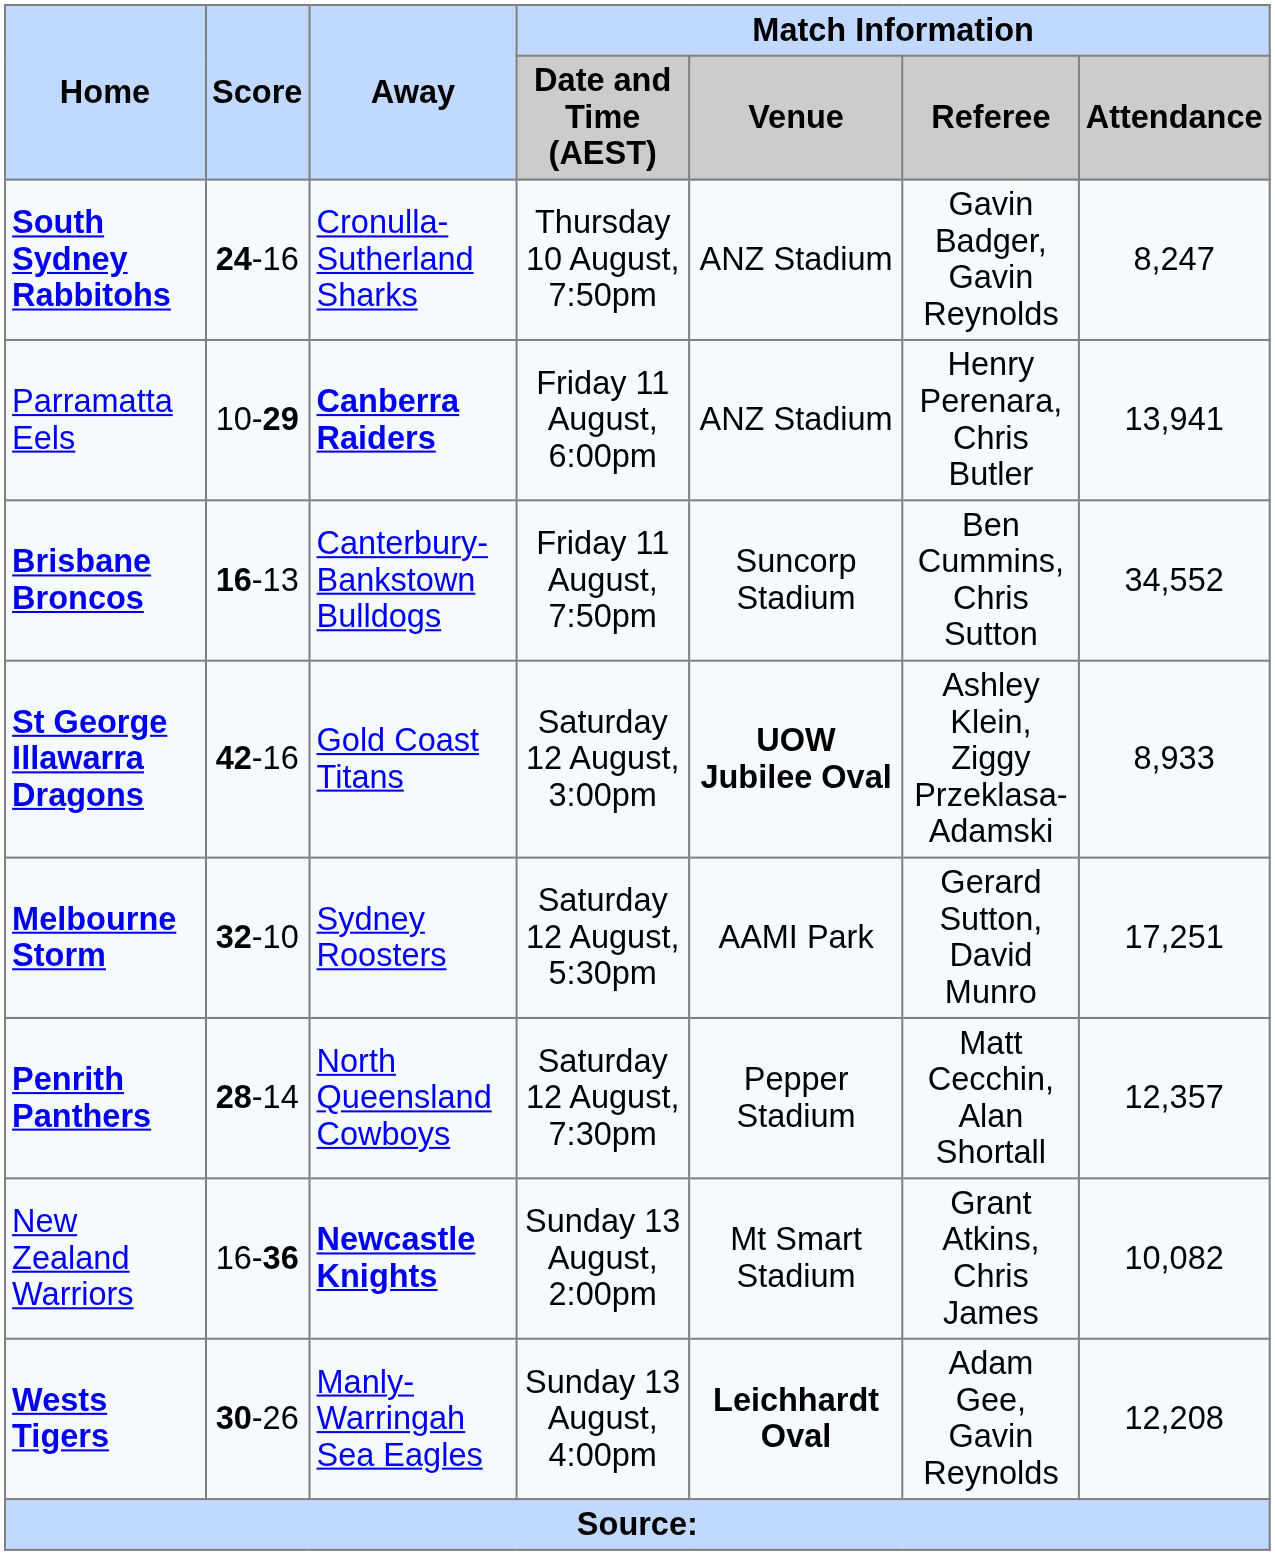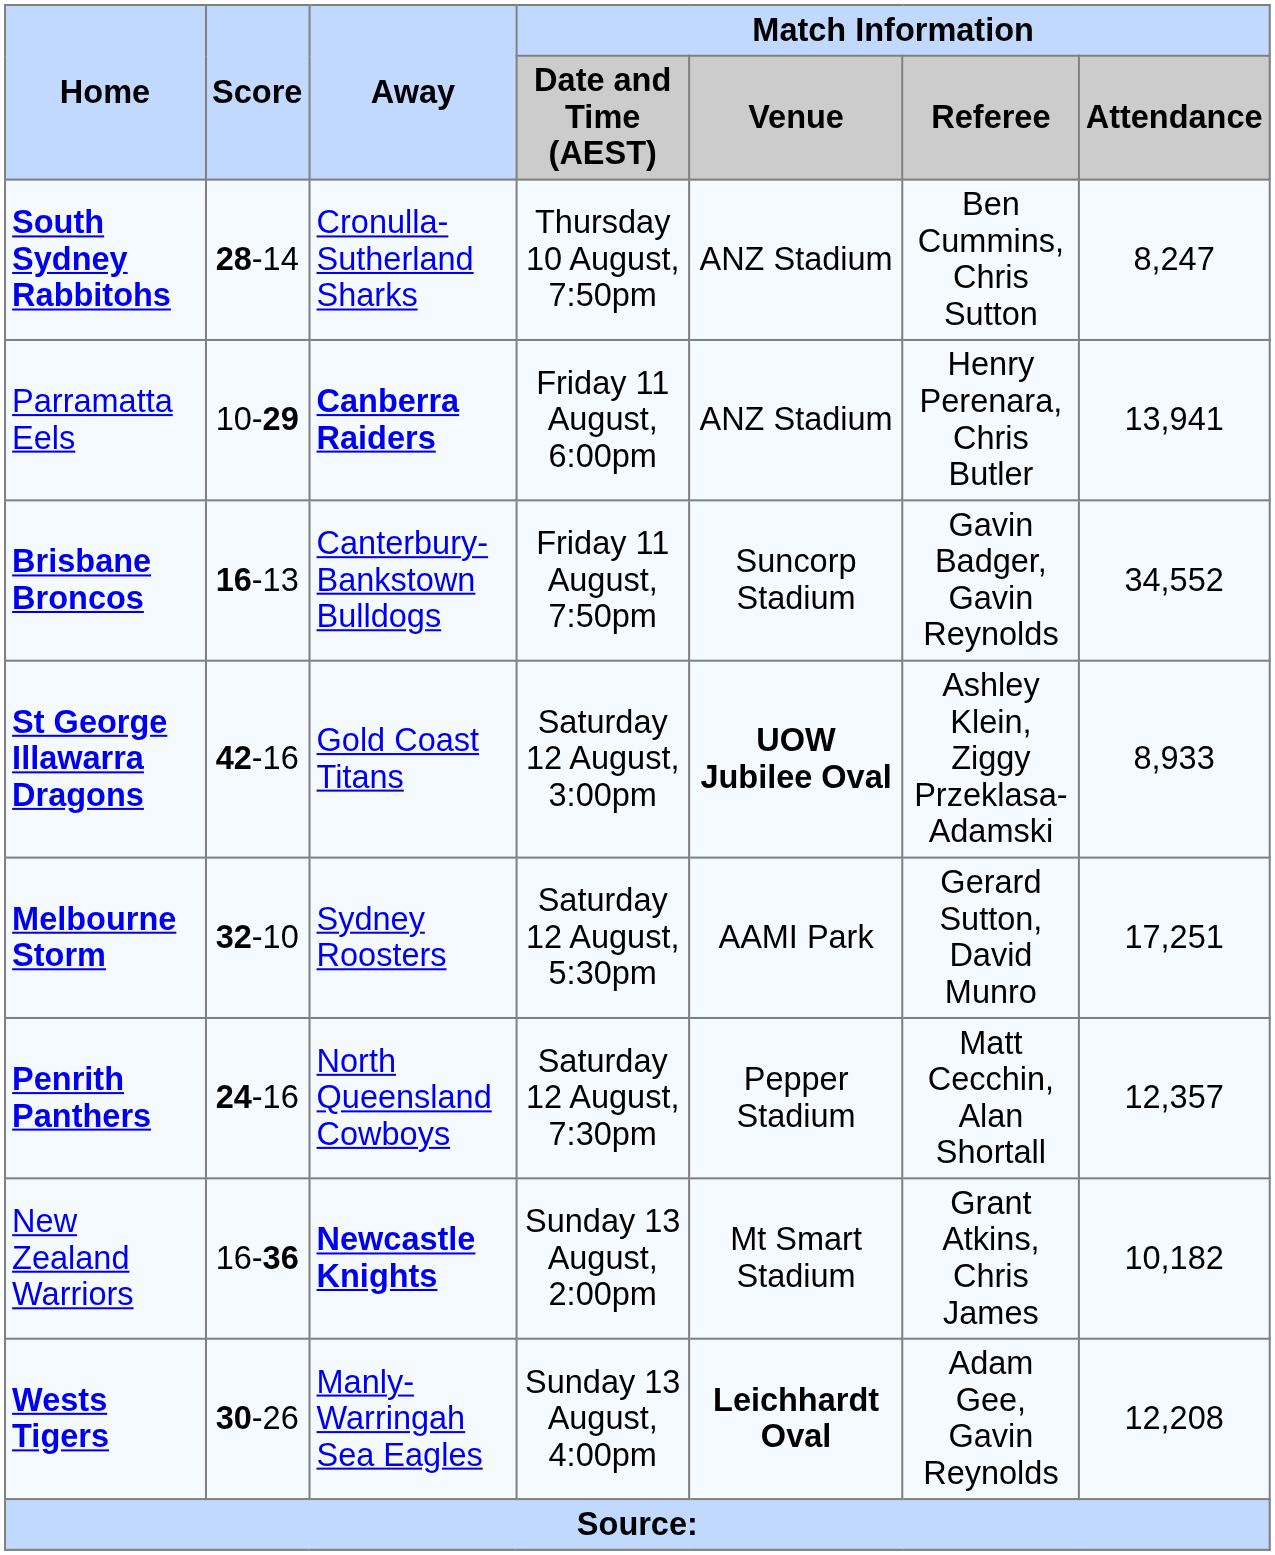(257, 259) 24-16 -> (257, 259) 28-14
(991, 259) Gavin Badger, Gavin Reynolds -> (991, 259) Ben Cummins, Chris Sutton
(991, 580) Ben Cummins, Chris Sutton -> (991, 580) Gavin Badger, Gavin Reynolds
(257, 1097) 28-14 -> (257, 1097) 24-16
(1174, 1258) 10,082 -> (1174, 1258) 10,182
